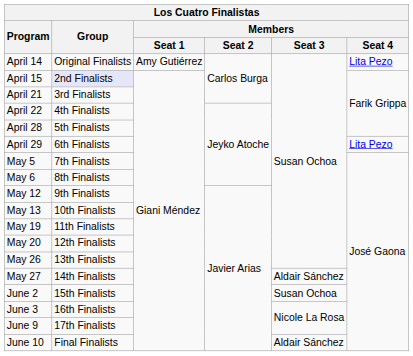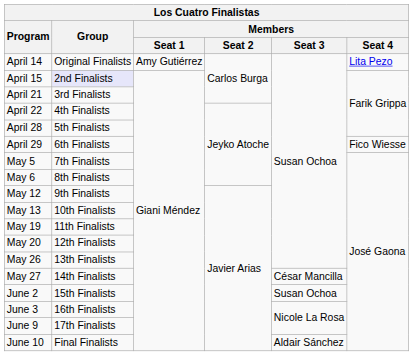(371, 144) Lita Pezo -> (377, 144) Fico Wiesse
(309, 276) Aldair Sánchez -> (308, 276) César Mancilla
